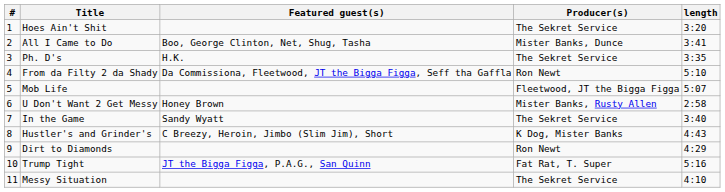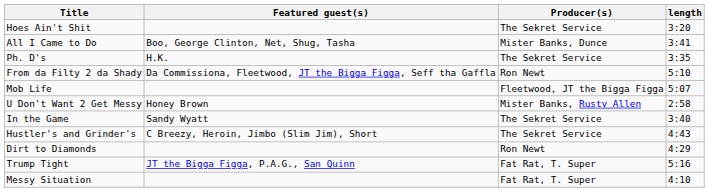- column: (12, 12)
(569, 134) K Dog, Mister Banks -> (551, 134) The Sekret Service
(567, 180) The Sekret Service -> (548, 180) Fat Rat, T. Super
